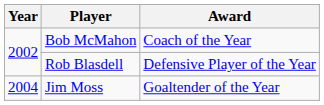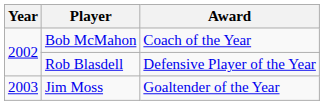(23, 87) 2004 -> (23, 87) 2003
